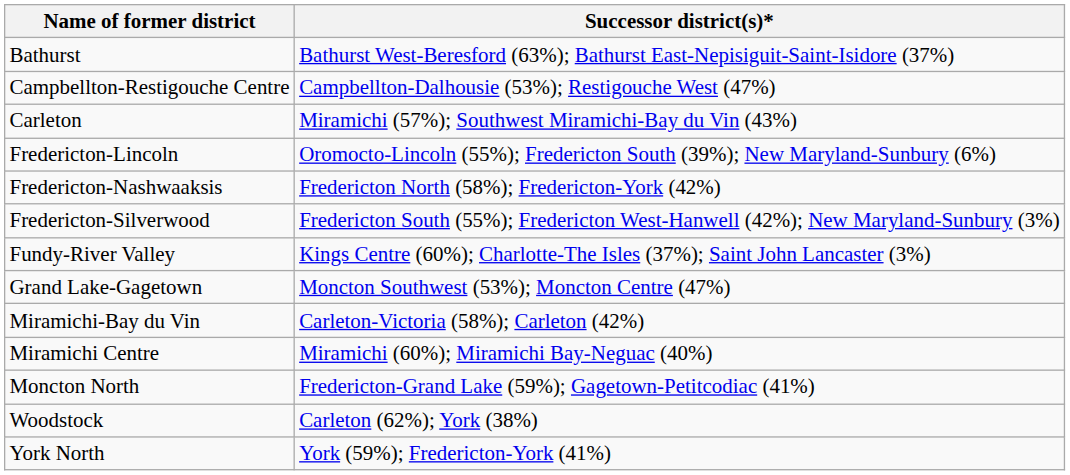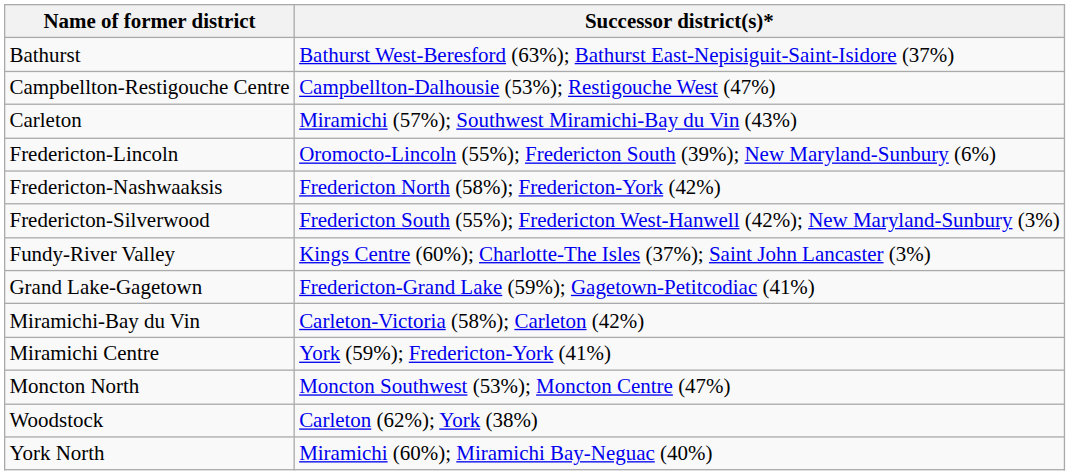(515, 287) Moncton Southwest (53%); Moncton Centre (47%) -> (557, 287) Fredericton-Grand Lake (59%); Gagetown-Petitcodiac (41%)
(506, 353) Miramichi (60%); Miramichi Bay-Neguac (40%) -> (455, 353) York (59%); Fredericton-York (41%)
(557, 386) Fredericton-Grand Lake (59%); Gagetown-Petitcodiac (41%) -> (515, 386) Moncton Southwest (53%); Moncton Centre (47%)
(455, 453) York (59%); Fredericton-York (41%) -> (506, 453) Miramichi (60%); Miramichi Bay-Neguac (40%)
